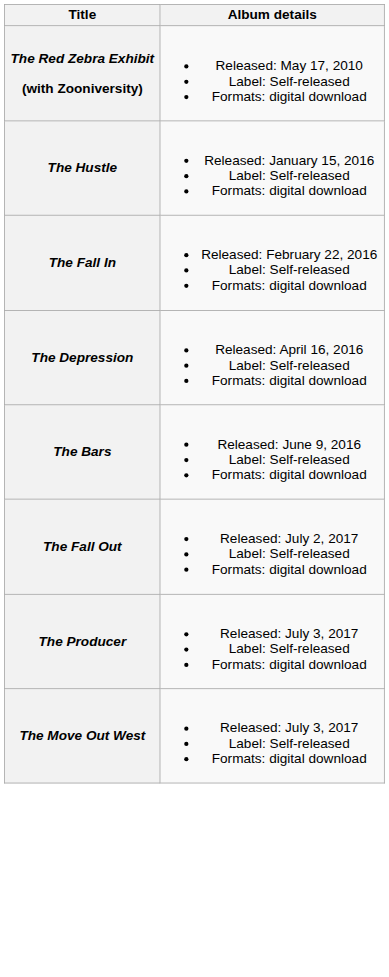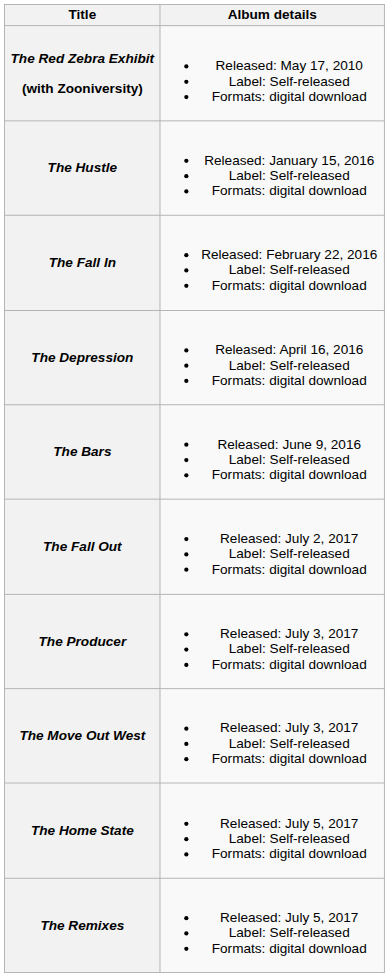+ row: (82, 830)
+ row: (82, 925)
